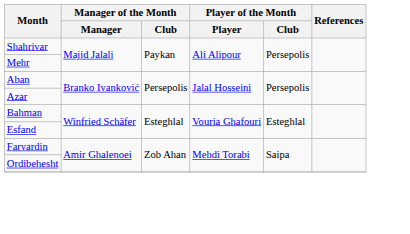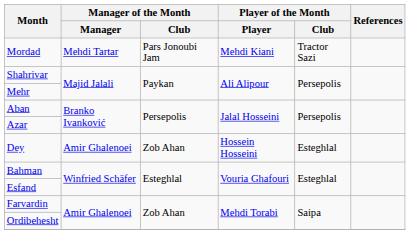+ row: (23, 52)
+ row: (16, 147)
